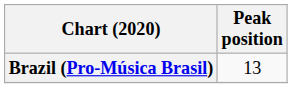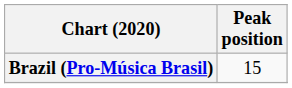(252, 67) 13 -> (252, 67) 15
